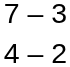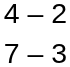rows swapped: (35, 53) <-> (35, 14)
